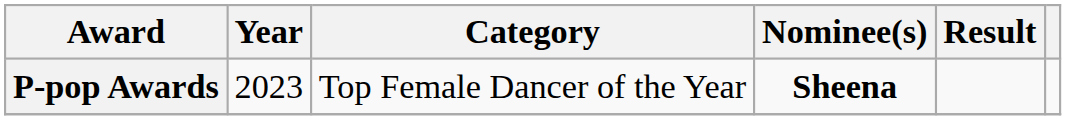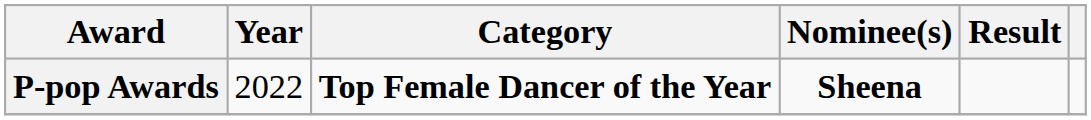(269, 85) 2023 -> (269, 85) 2022
(532, 85) normal -> (545, 85) bold
